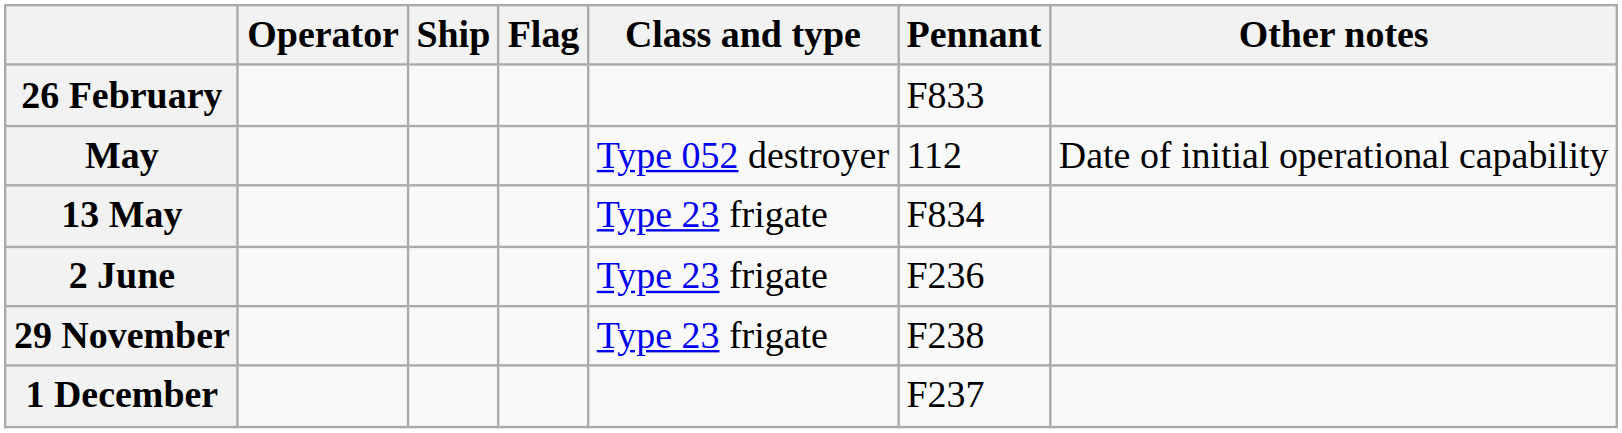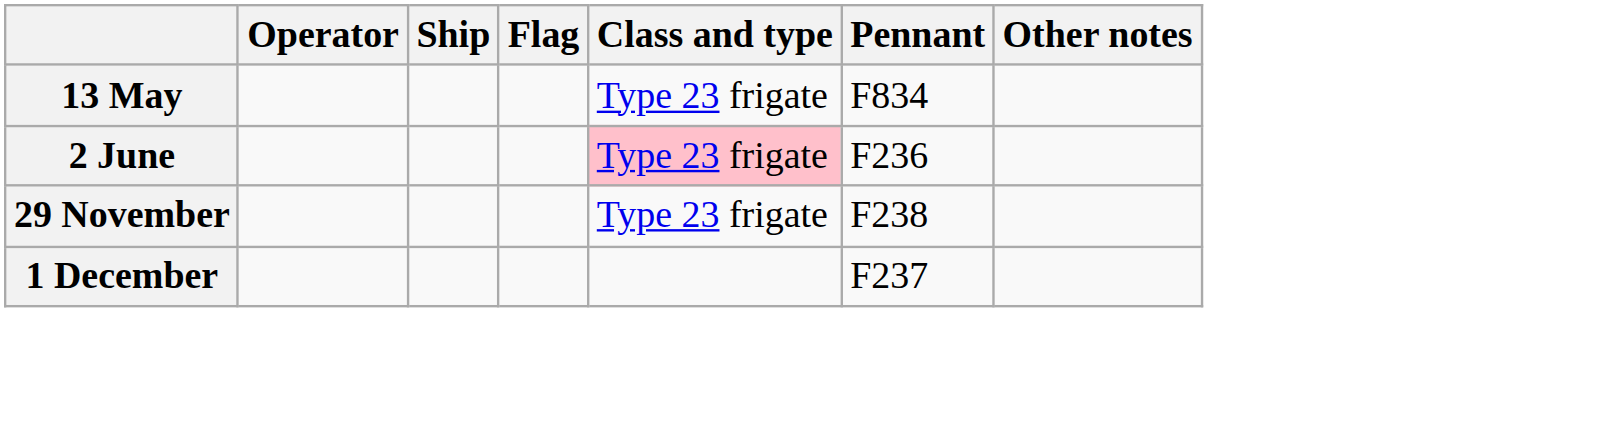- row: (122, 94)
- row: (122, 154)
(712, 275) no background -> (712, 154) pink background
